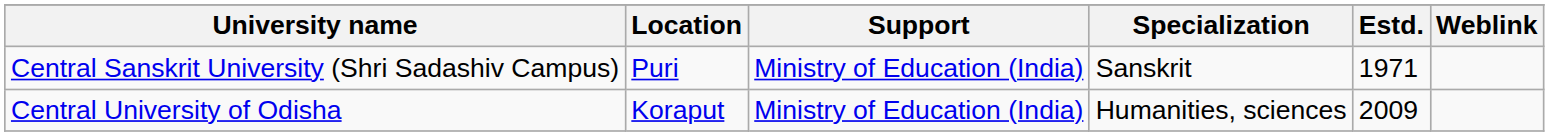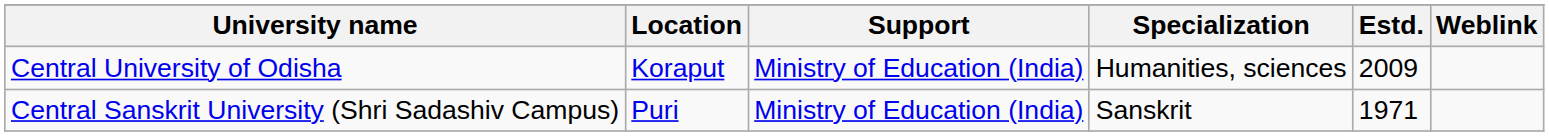rows swapped: (176, 109) <-> (315, 67)
